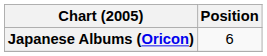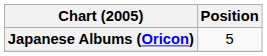(230, 39) 6 -> (230, 39) 5
